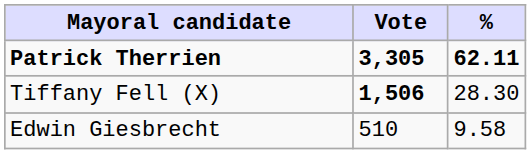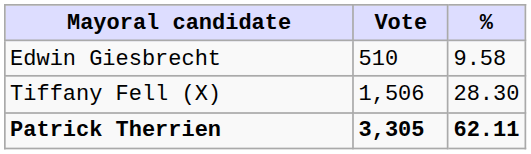rows swapped: (116, 59) <-> (116, 130)
(391, 94) bold -> (391, 94) normal
